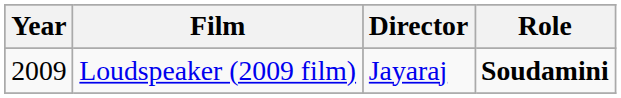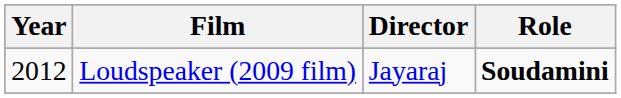(39, 70) 2009 -> (39, 70) 2012
